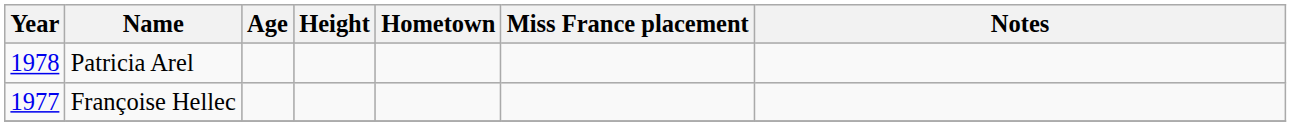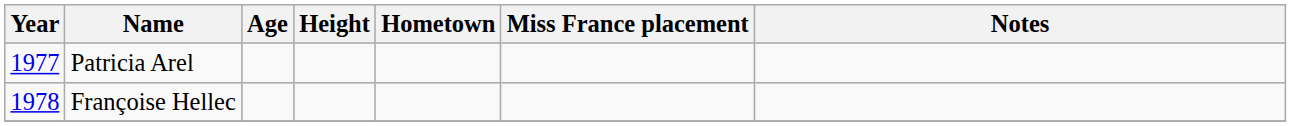(35, 62) 1978 -> (35, 62) 1977
(35, 101) 1977 -> (35, 101) 1978
